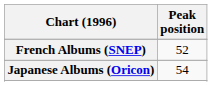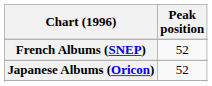(182, 70) 54 -> (182, 70) 52
